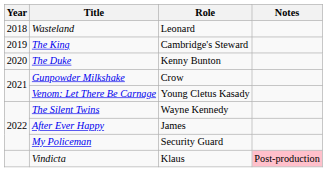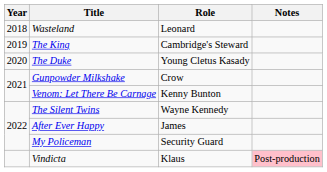(191, 61) Kenny Bunton -> (205, 61) Young Cletus Kasady
(205, 93) Young Cletus Kasady -> (191, 93) Kenny Bunton
